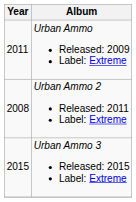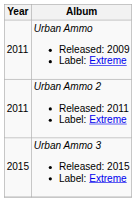(18, 108) 2008 -> (17, 108) 2011
